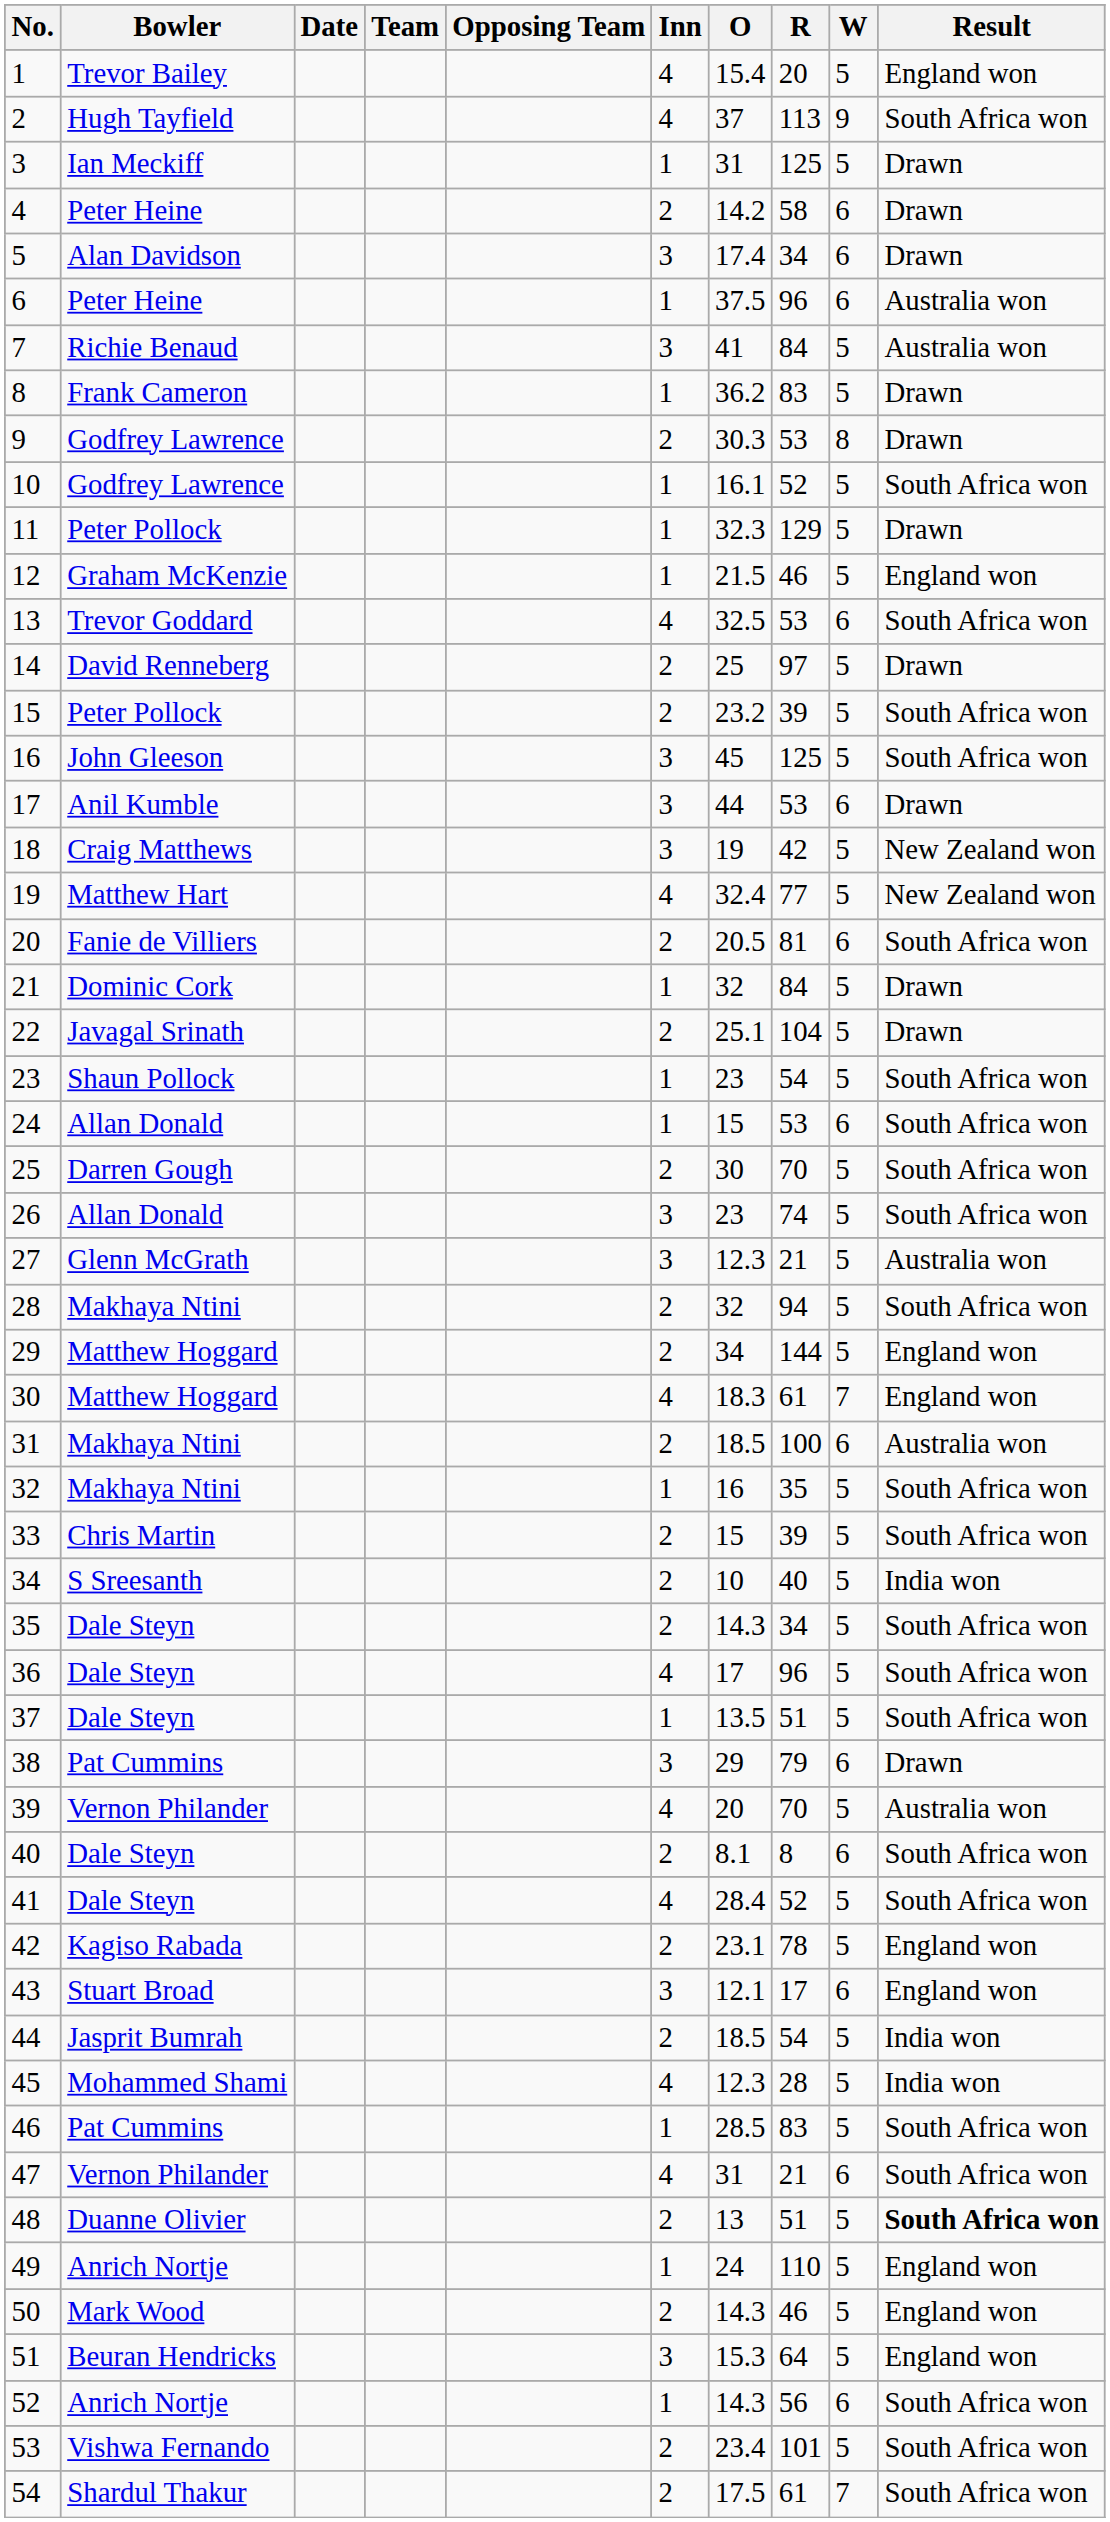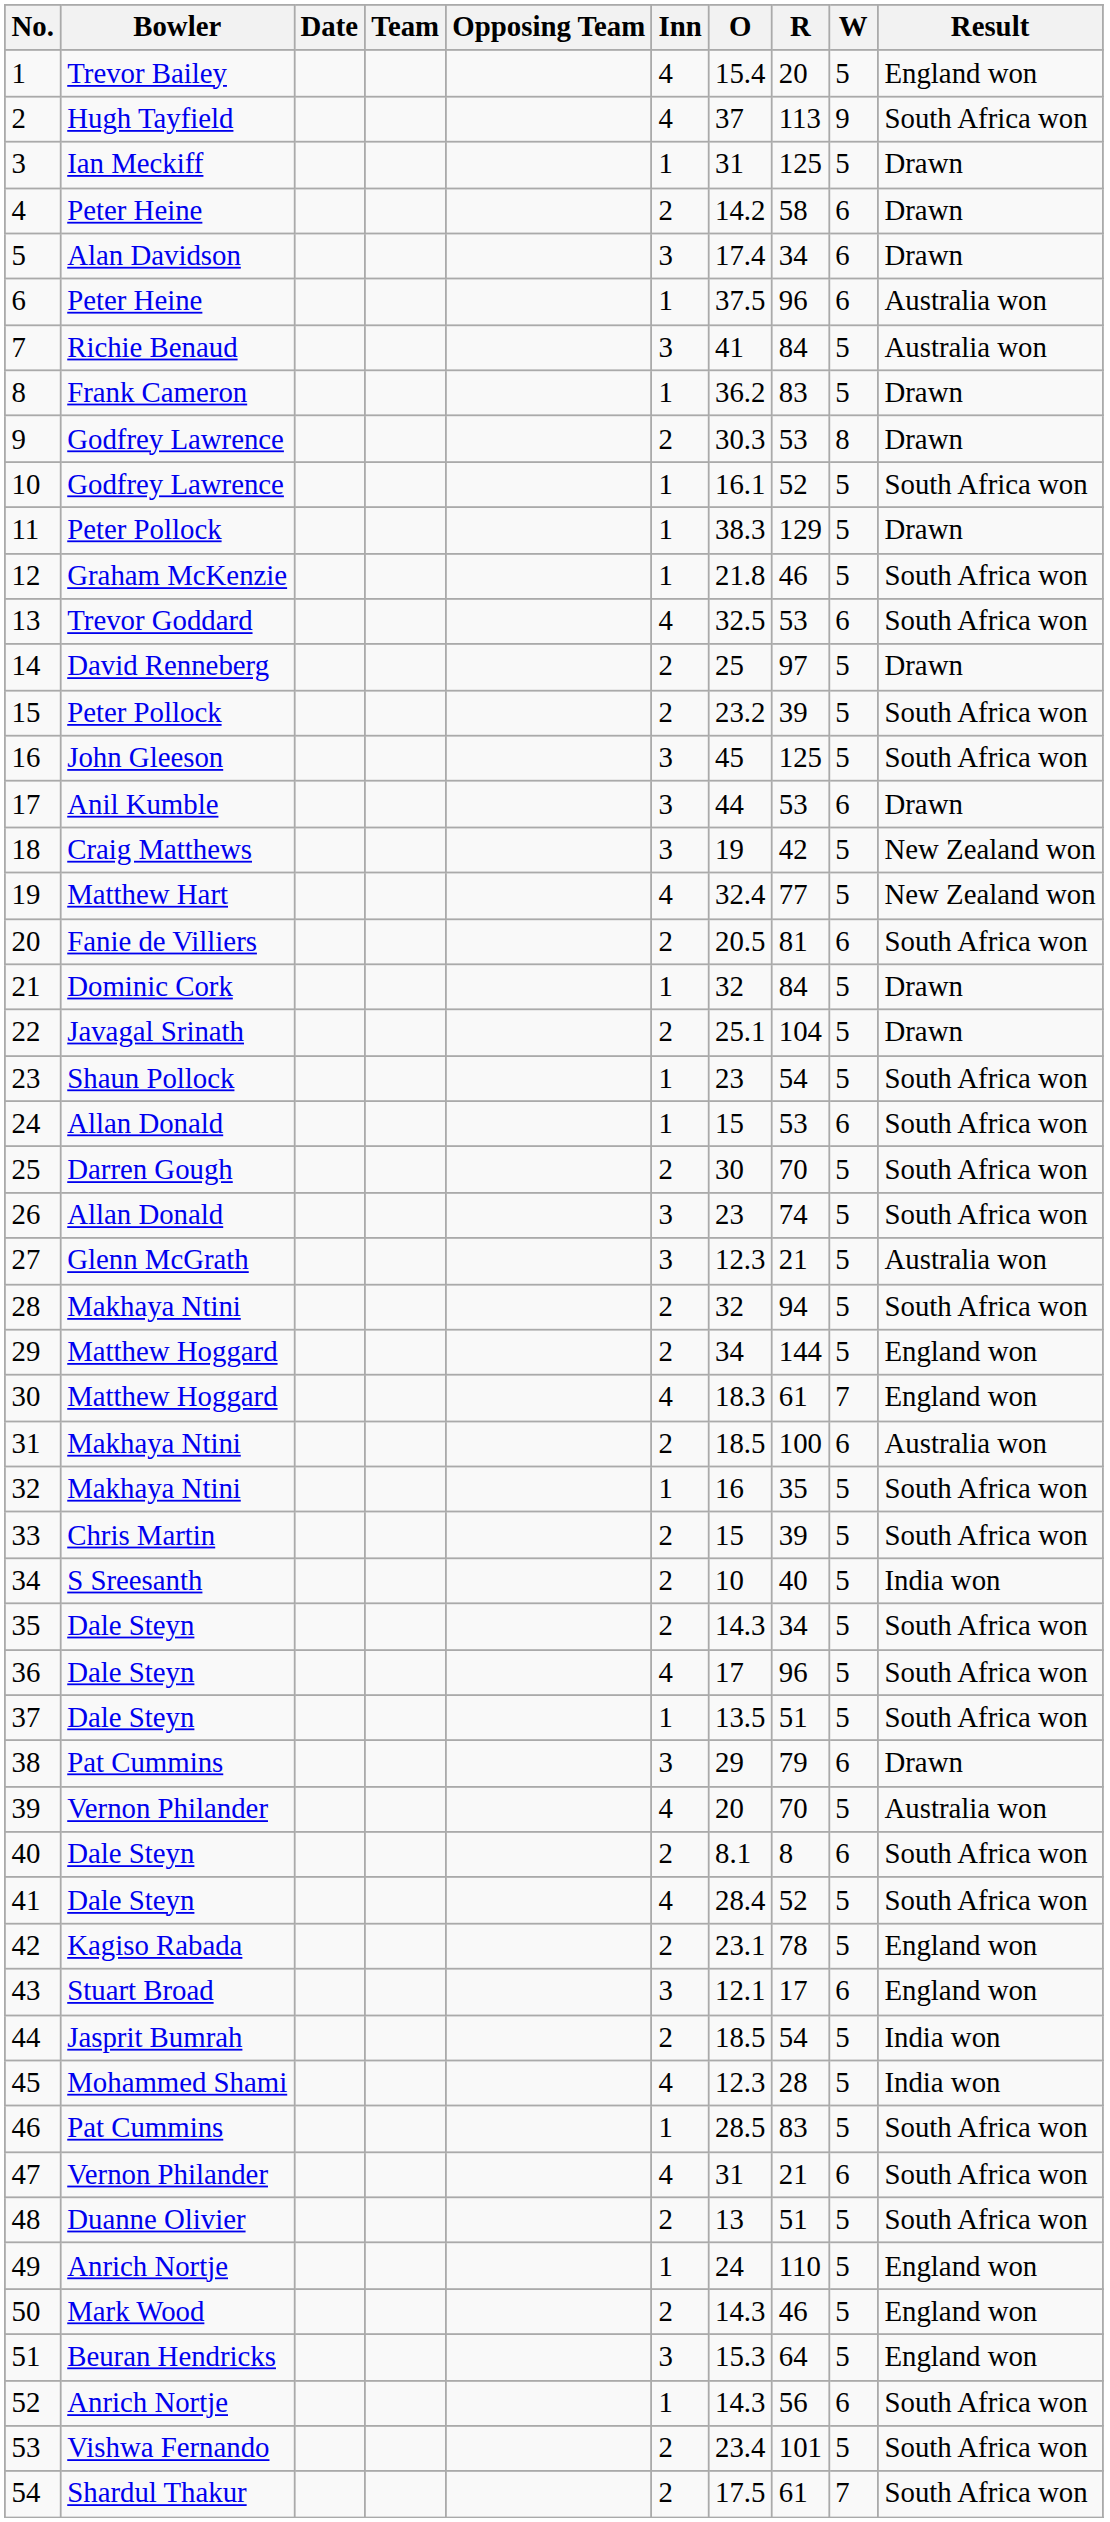(740, 529) 32.3 -> (740, 529) 38.3
(740, 575) 21.5 -> (740, 575) 21.8
(961, 575) England won -> (986, 575) South Africa won
(992, 2219) bold -> (986, 2219) normal
